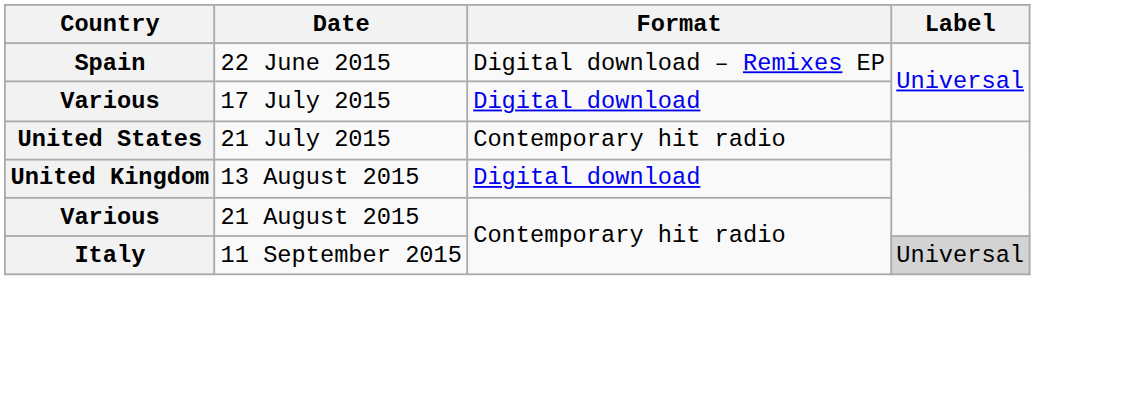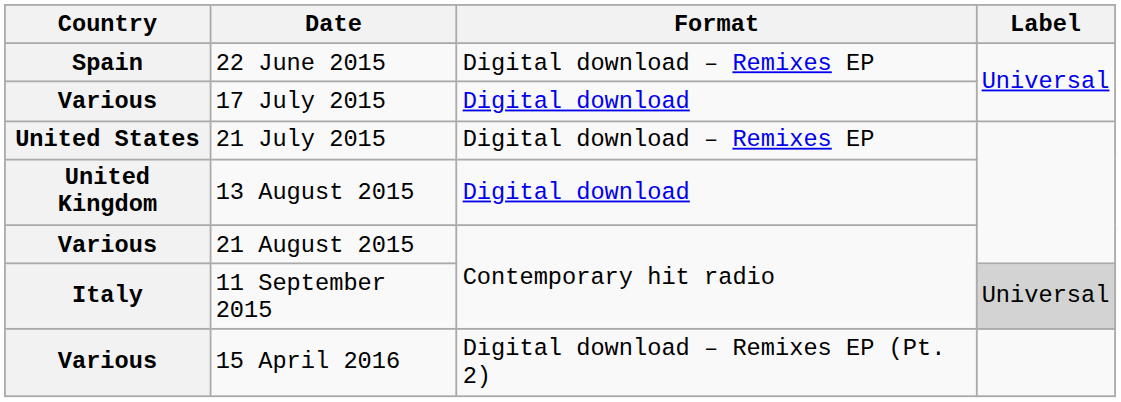(629, 140) Contemporary hit radio -> (669, 140) Digital download – Remixes EP
+ row: (308, 362)
